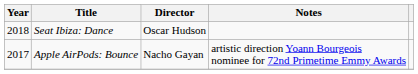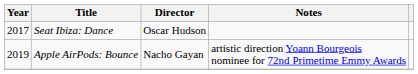(18, 30) 2018 -> (18, 30) 2017
(18, 54) 2017 -> (18, 54) 2019
